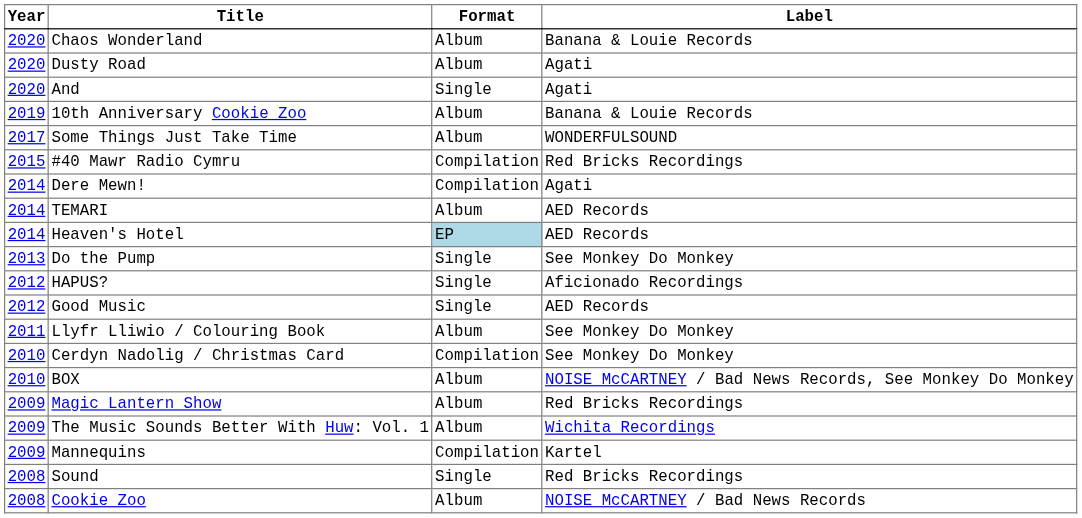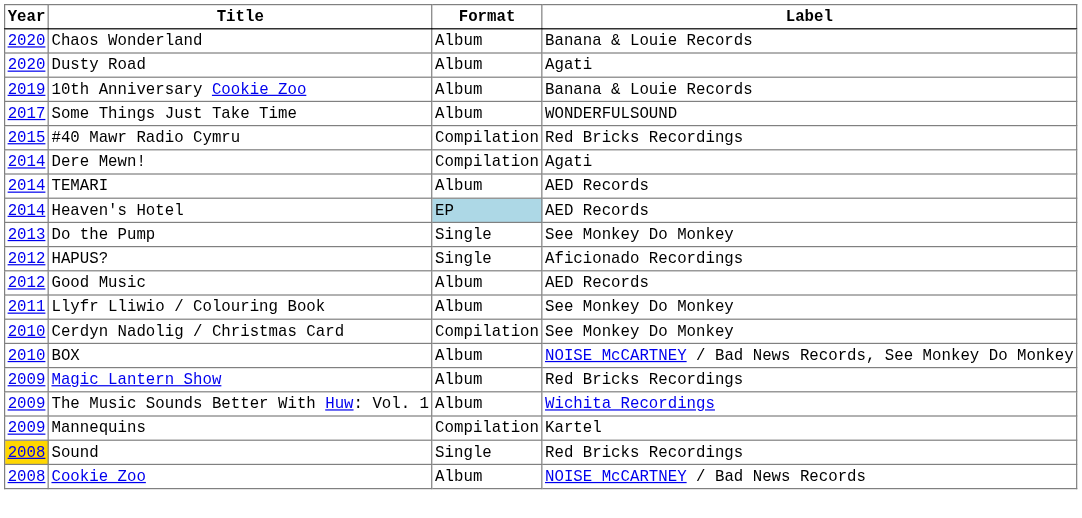- row: (66, 89)
(463, 307) Single -> (459, 283) Album
(27, 477) no background -> (27, 452) gold background
